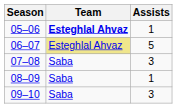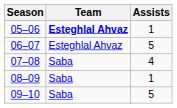(86, 45) khaki background -> (86, 45) no background
(151, 62) 3 -> (151, 62) 4
(151, 95) 3 -> (151, 95) 5
